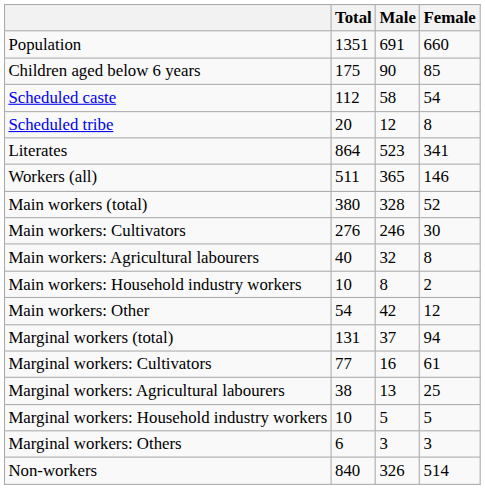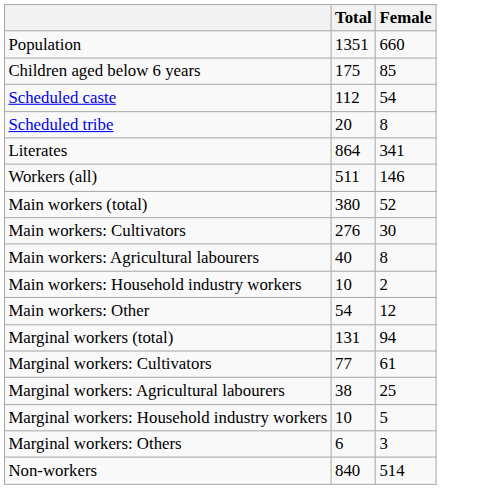- column: (398, 17)
